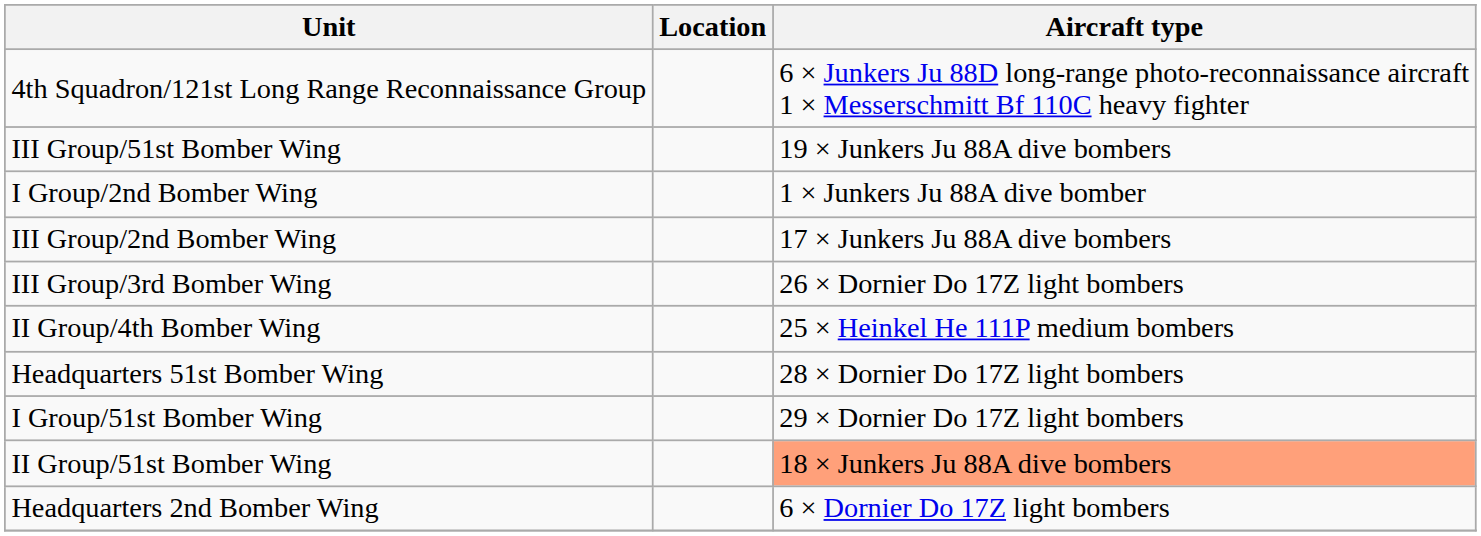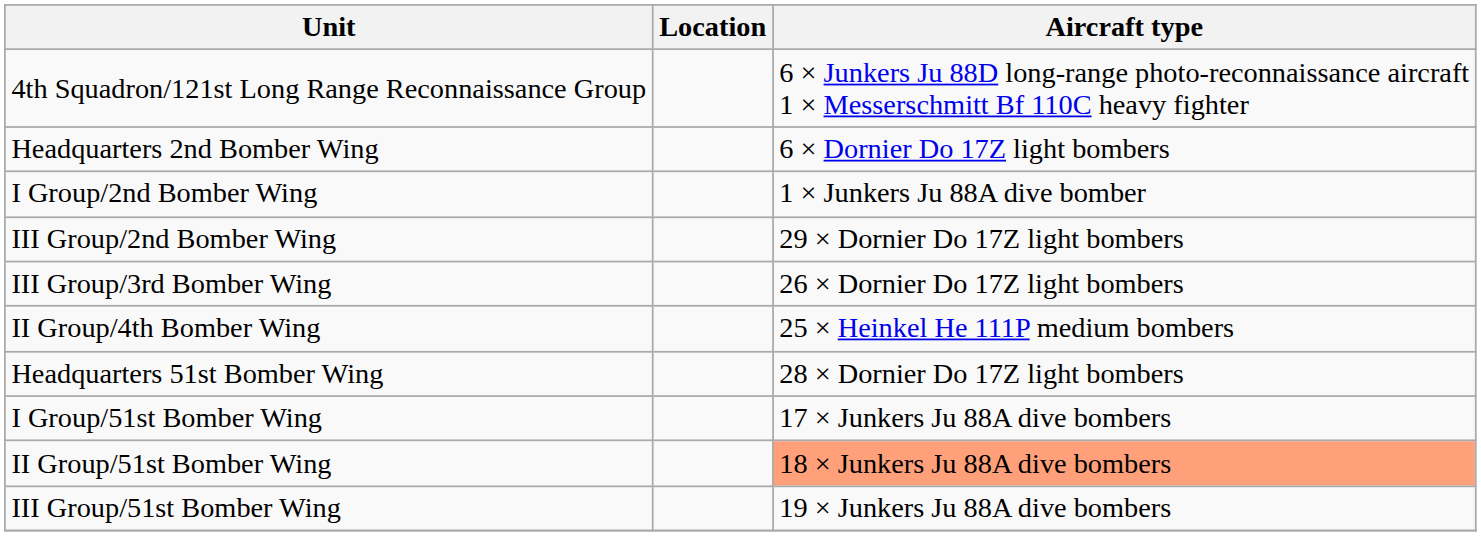rows swapped: (195, 507) <-> (176, 148)
(975, 238) 17 × Junkers Ju 88A dive bombers -> (982, 238) 29 × Dornier Do 17Z light bombers
(982, 418) 29 × Dornier Do 17Z light bombers -> (975, 418) 17 × Junkers Ju 88A dive bombers
